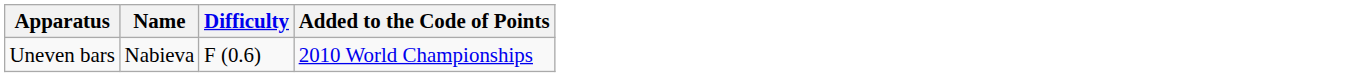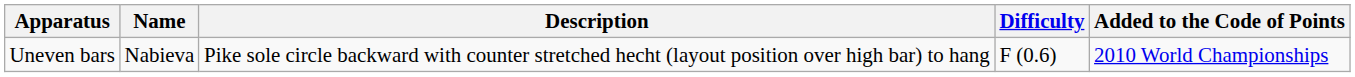+ column: (597, 21)
